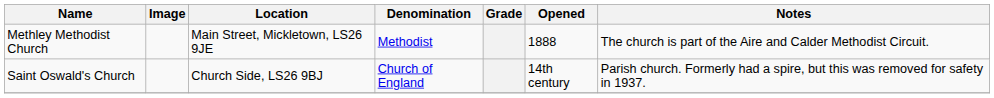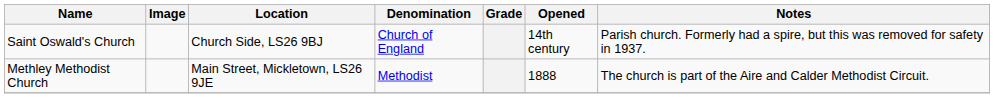rows swapped: (59, 41) <-> (71, 75)
